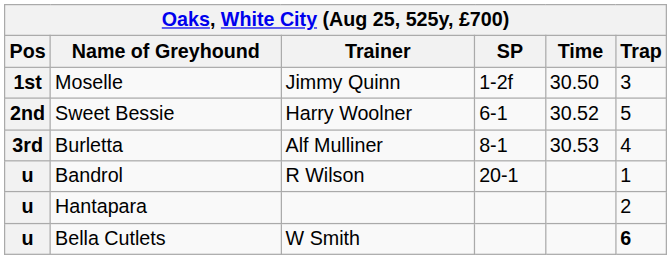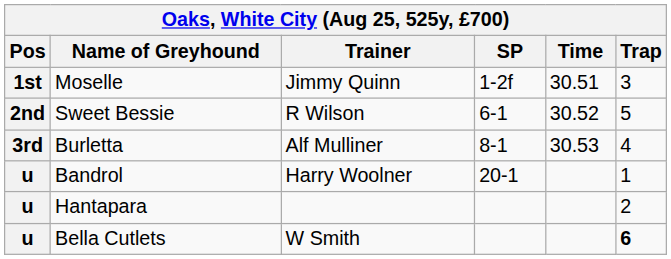(574, 82) 30.50 -> (574, 82) 30.51
(349, 113) Harry Woolner -> (325, 113) R Wilson
(325, 176) R Wilson -> (349, 176) Harry Woolner
